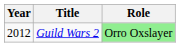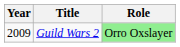(19, 32) 2012 -> (19, 32) 2009
